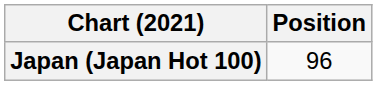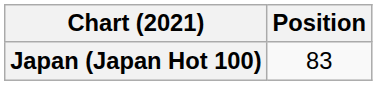(319, 60) 96 -> (319, 60) 83
